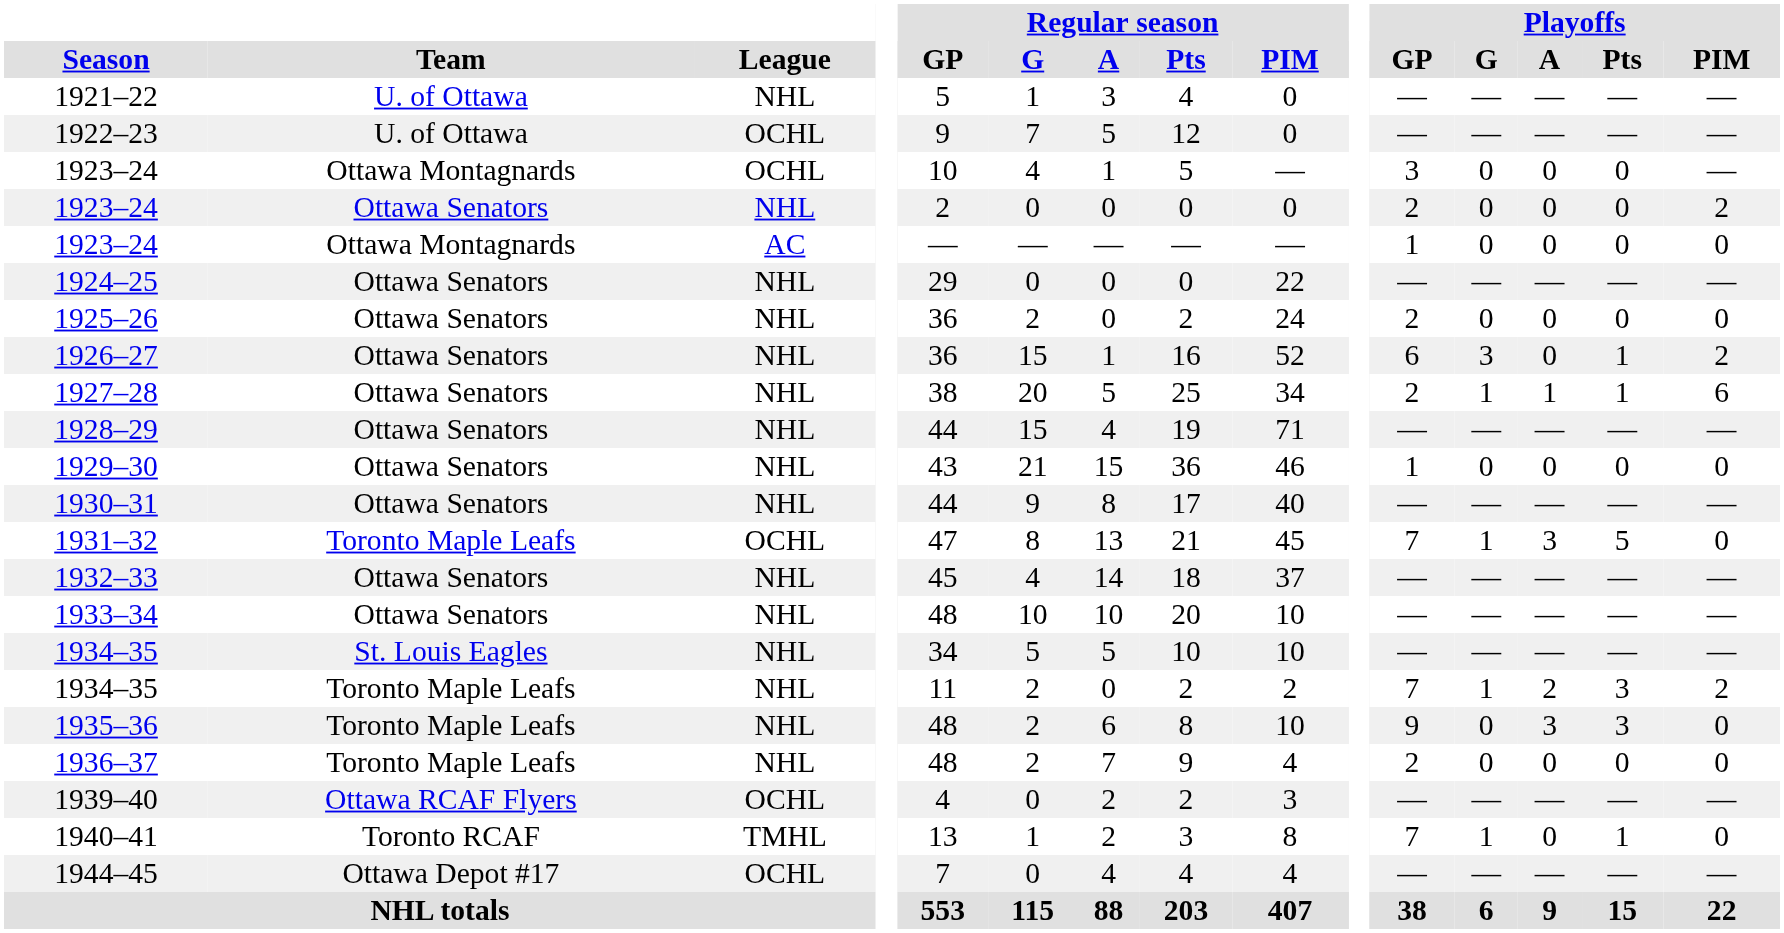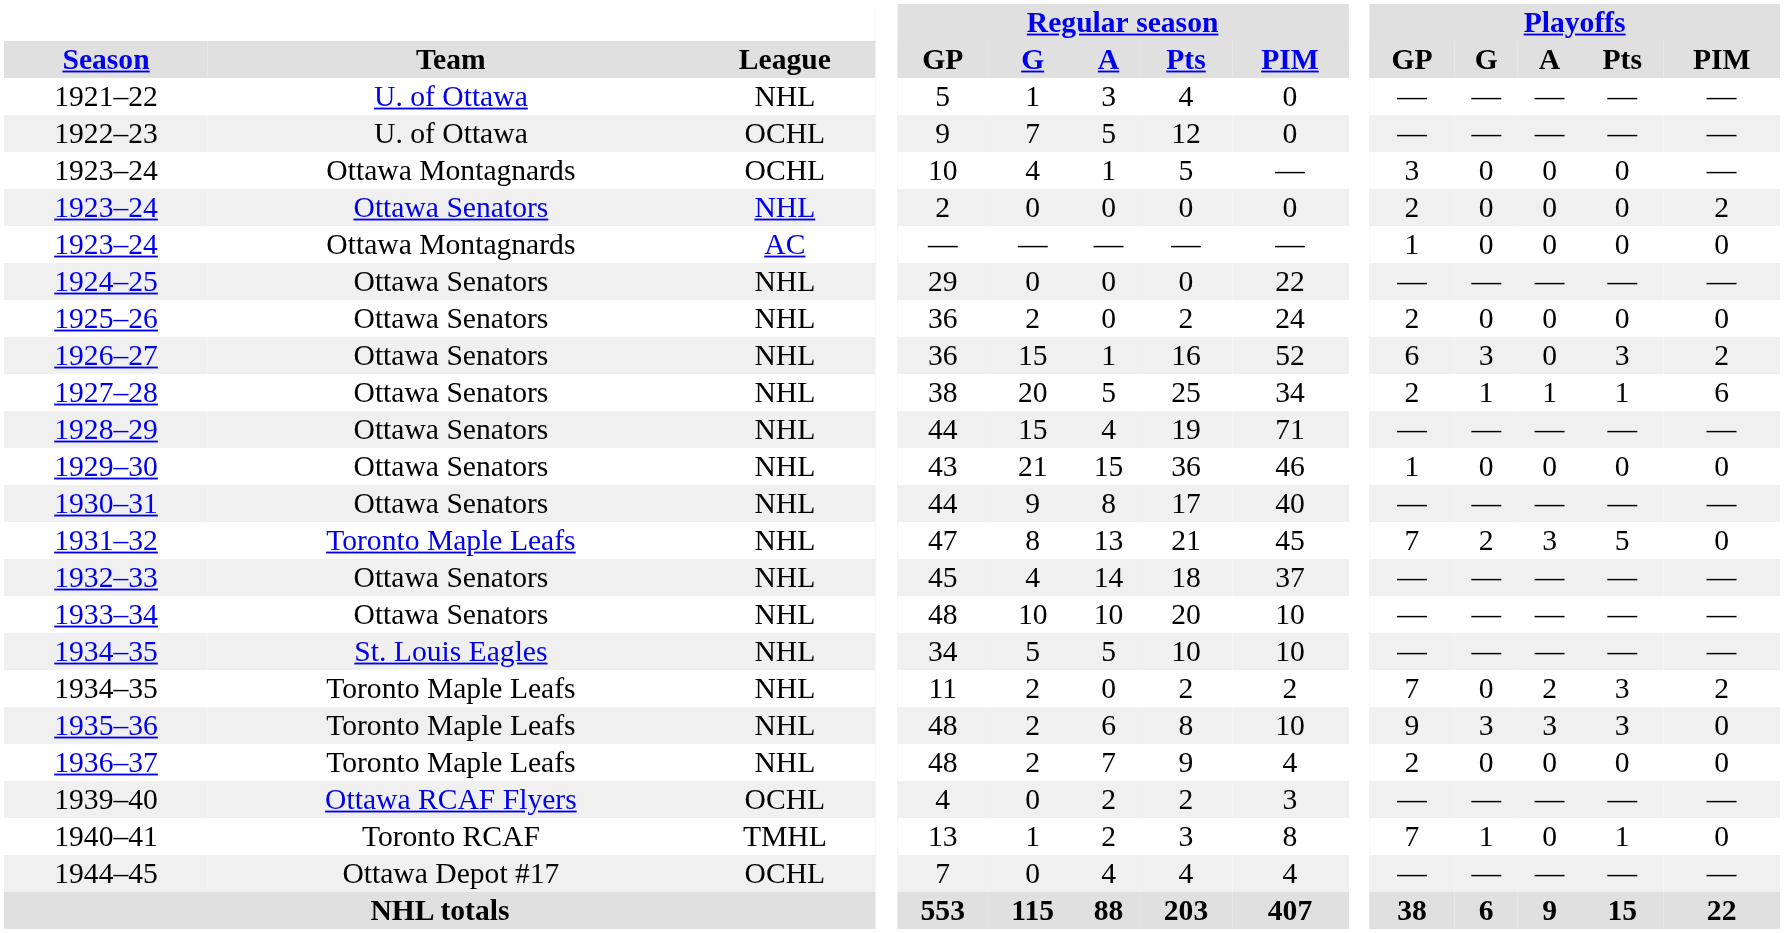(1622, 355) 1 -> (1622, 355) 3
(785, 540) OCHL -> (785, 540) NHL
(1486, 540) 1 -> (1486, 540) 2
(1486, 688) 1 -> (1486, 688) 0
(1486, 725) 0 -> (1486, 725) 3
